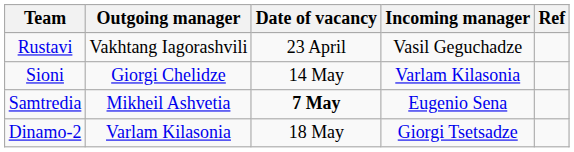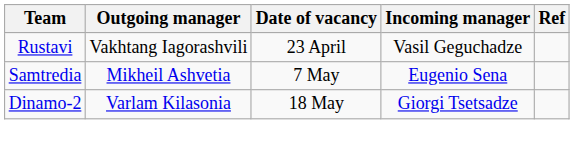- row: (45, 75)
(316, 103) bold -> (316, 75) normal
